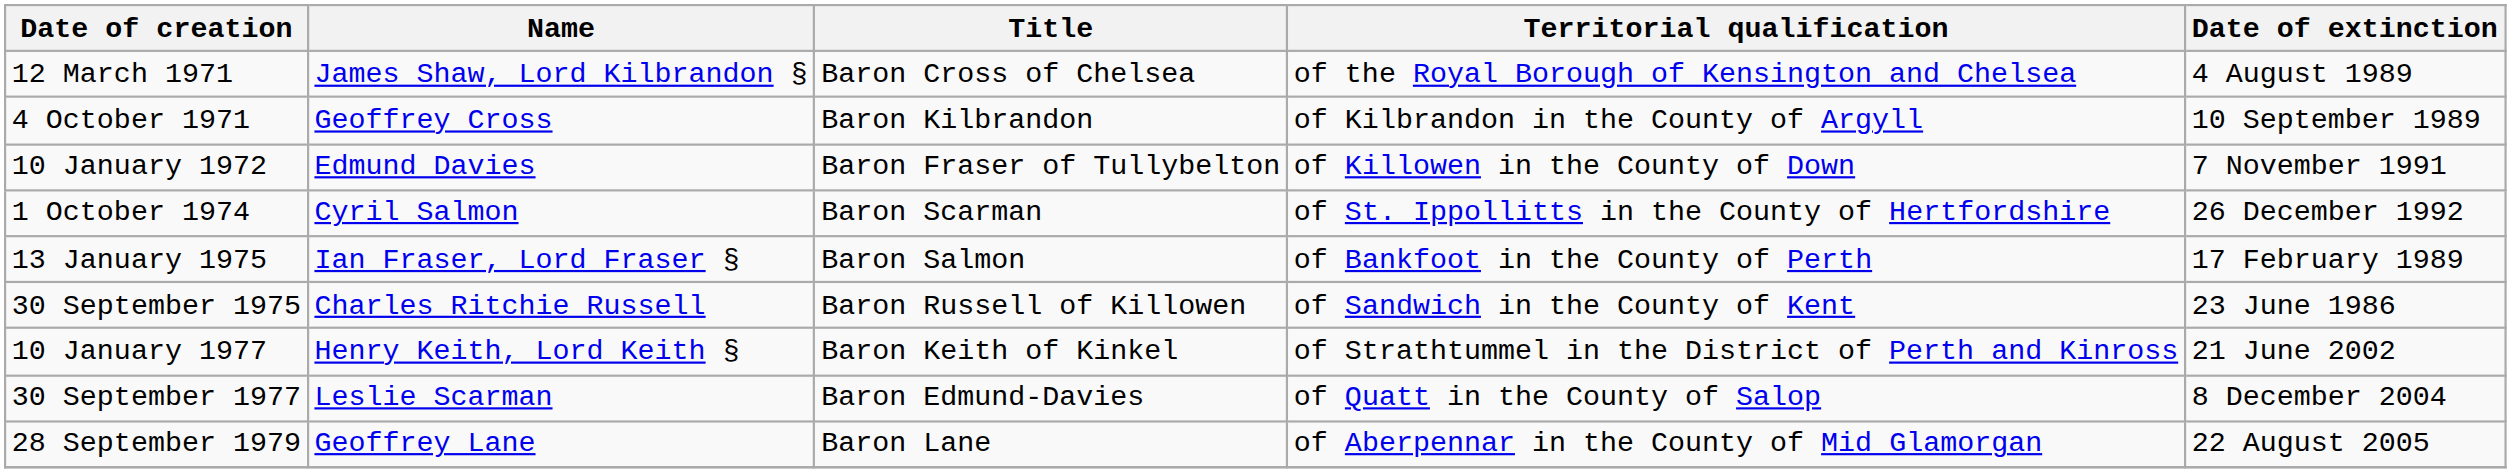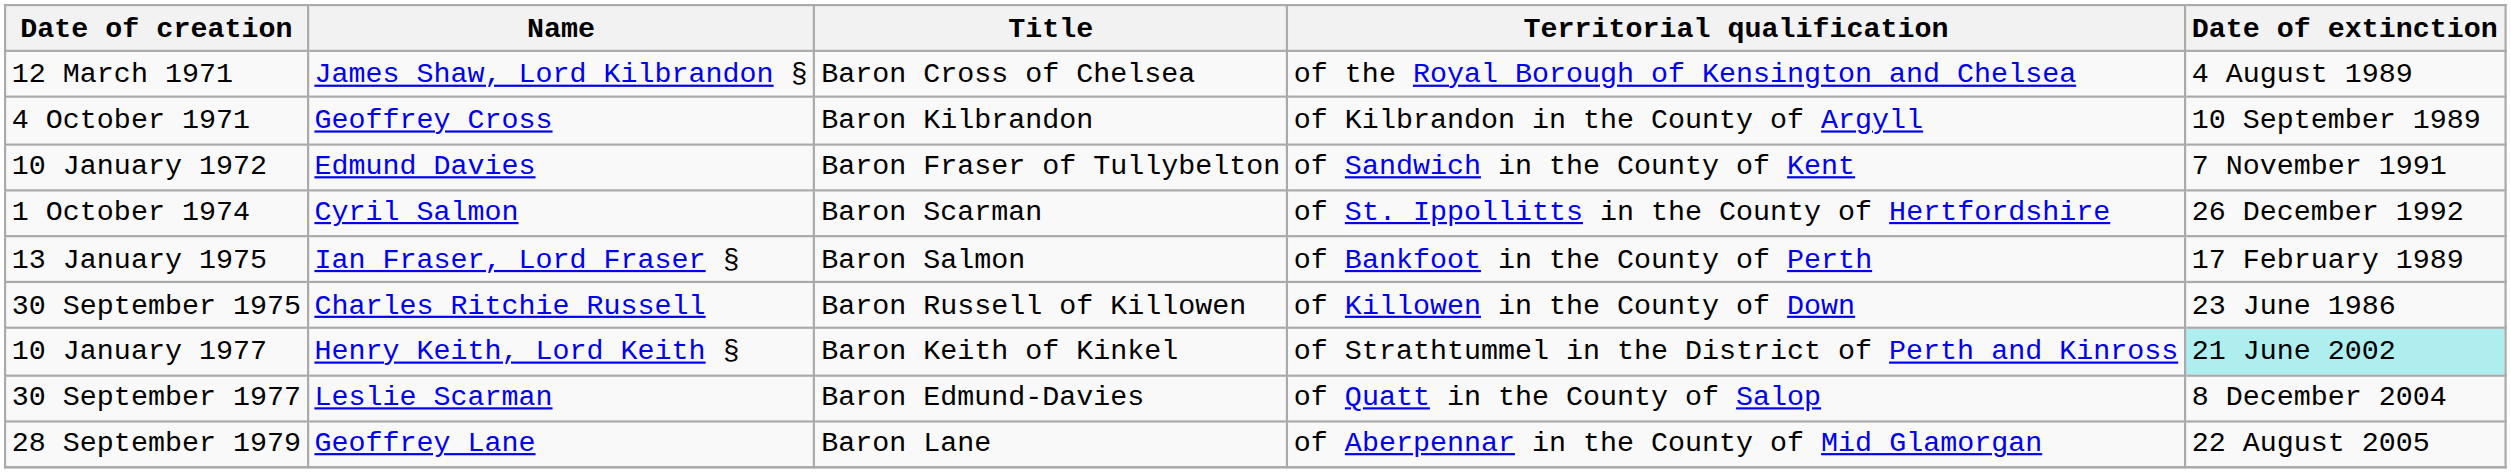(1575, 167) of Killowen in the County of Down -> (1575, 167) of Sandwich in the County of Kent
(1575, 305) of Sandwich in the County of Kent -> (1575, 305) of Killowen in the County of Down
(2294, 352) no background -> (2294, 352) paleturquoise background
